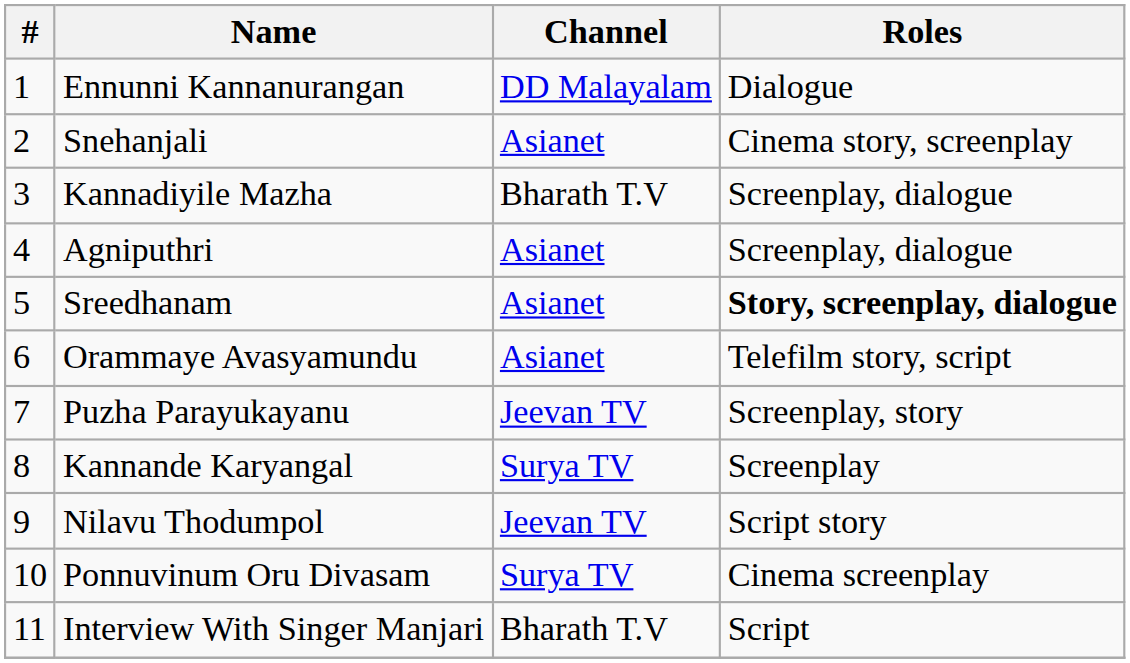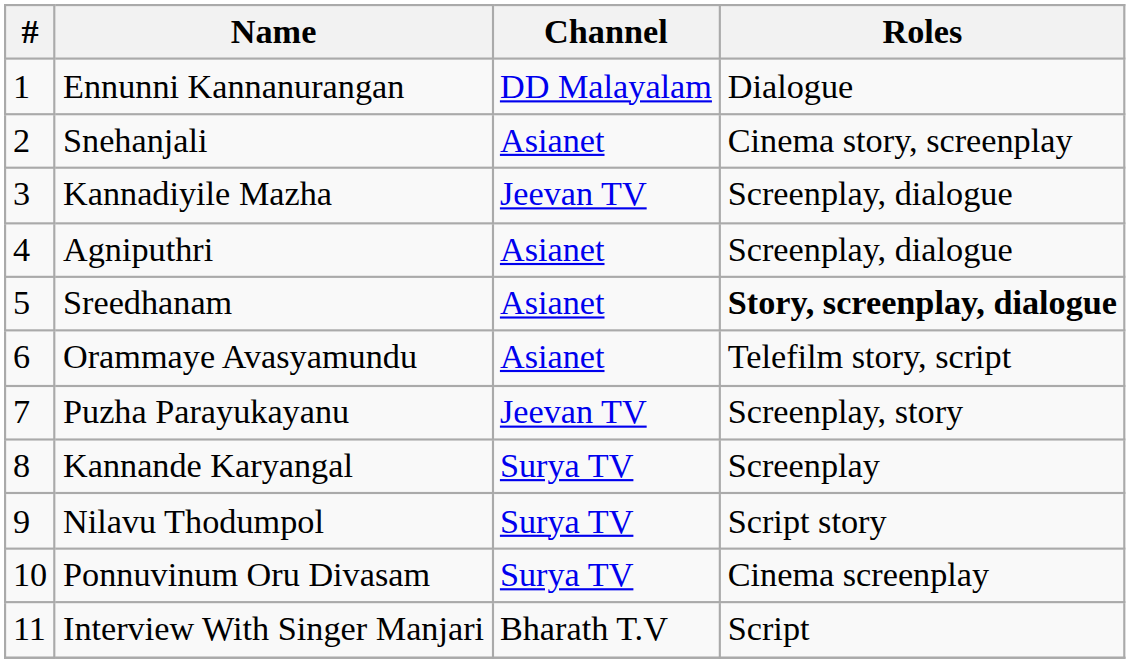(584, 194) Bharath T.V -> (573, 194) Jeevan TV
(573, 520) Jeevan TV -> (567, 520) Surya TV
